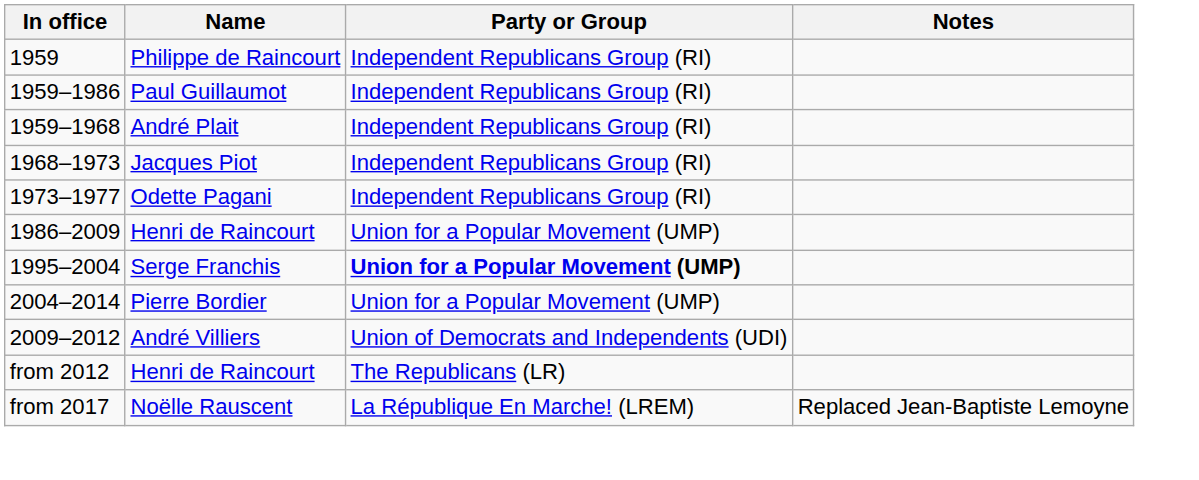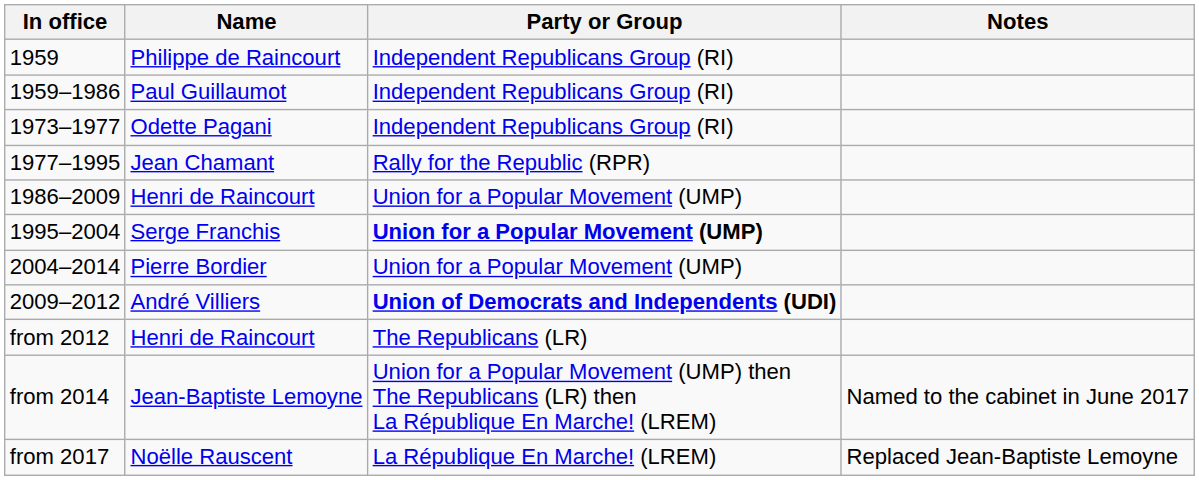- row: (65, 127)
- row: (65, 162)
+ row: (65, 162)
(569, 337) normal -> (605, 302) bold
+ row: (59, 397)
